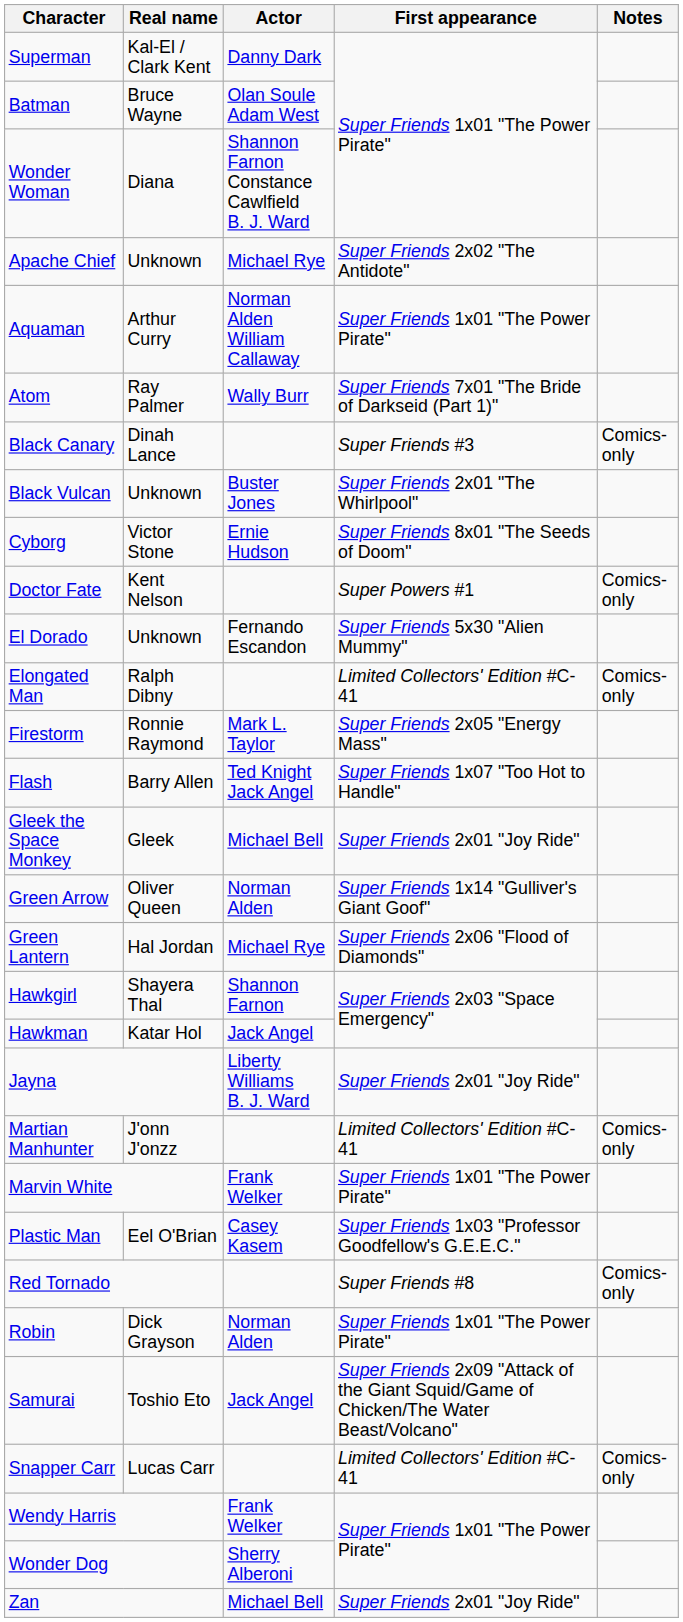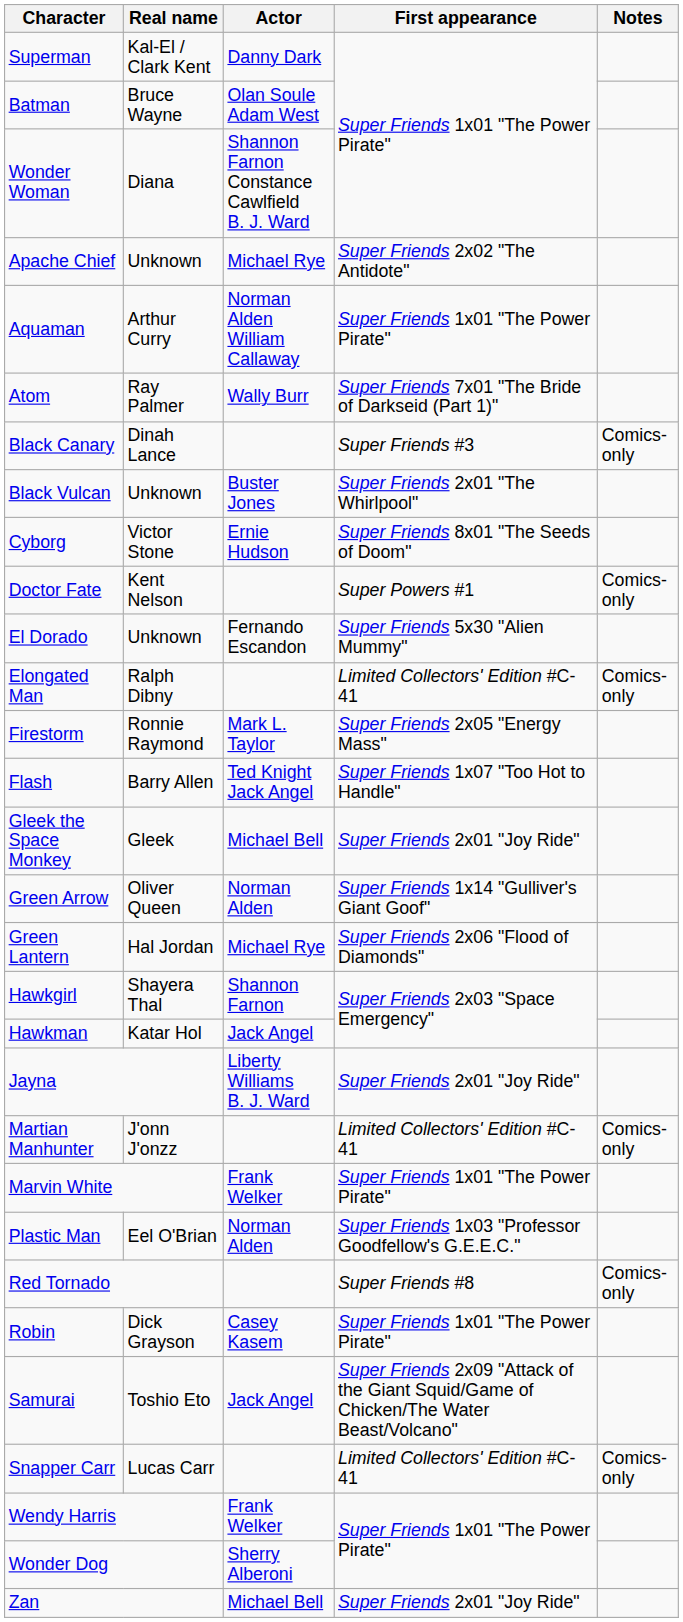(255, 1235) Casey Kasem -> (259, 1235) Norman Alden
(259, 1332) Norman Alden -> (255, 1332) Casey Kasem
